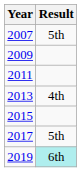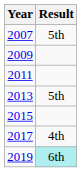(56, 95) 4th -> (56, 95) 5th
(56, 136) 5th -> (56, 136) 4th
